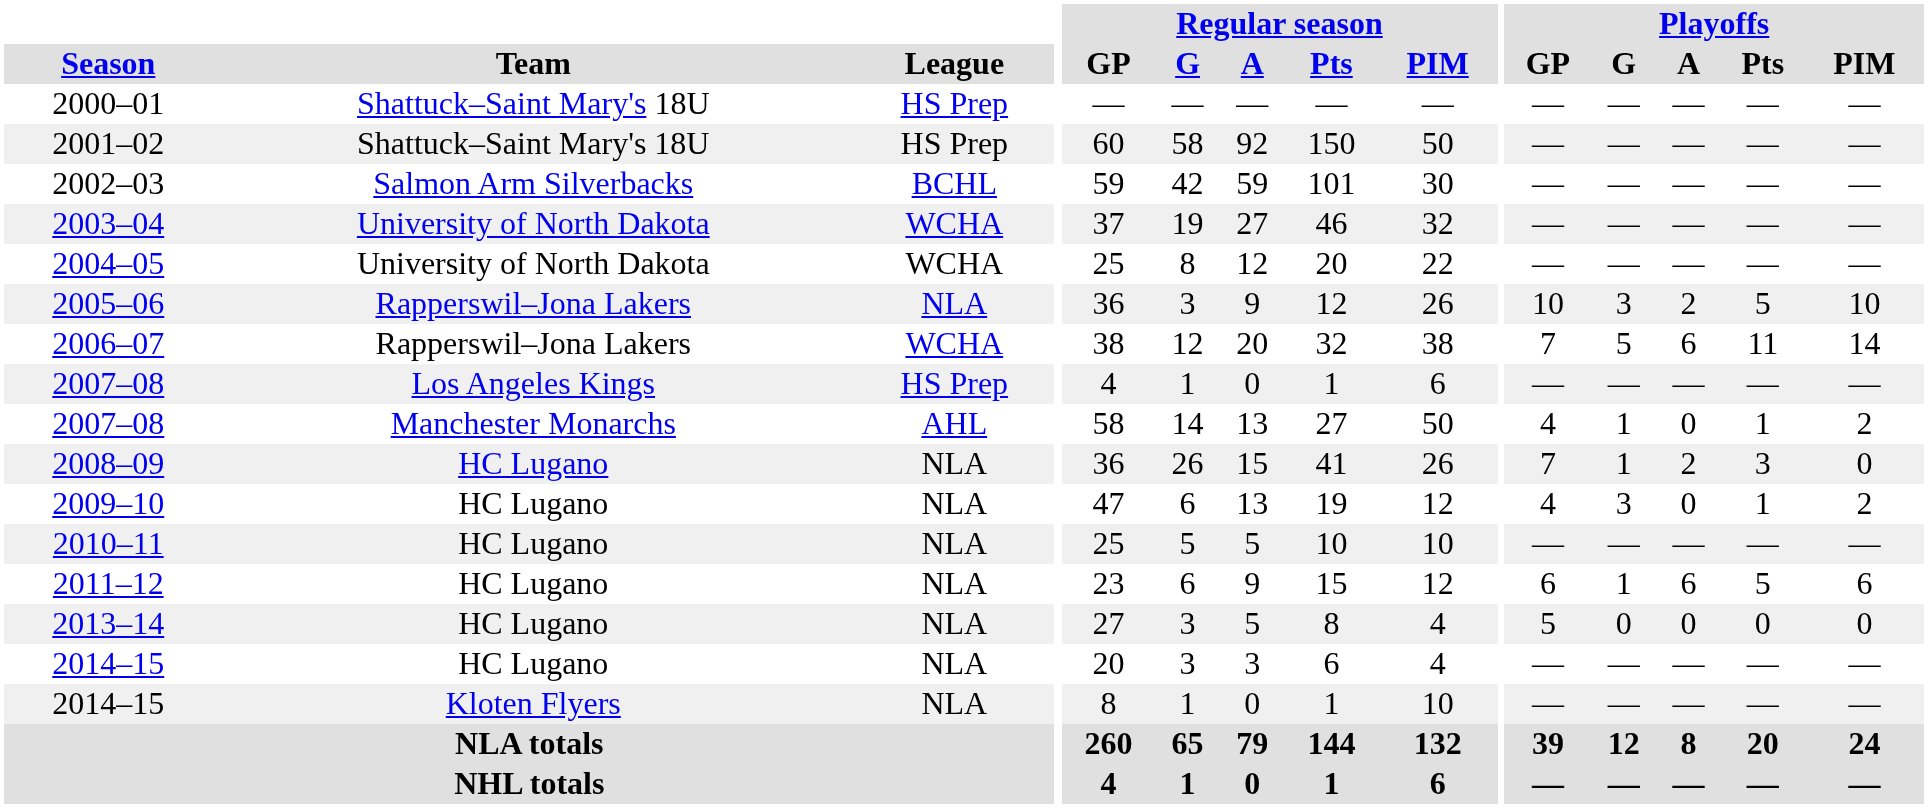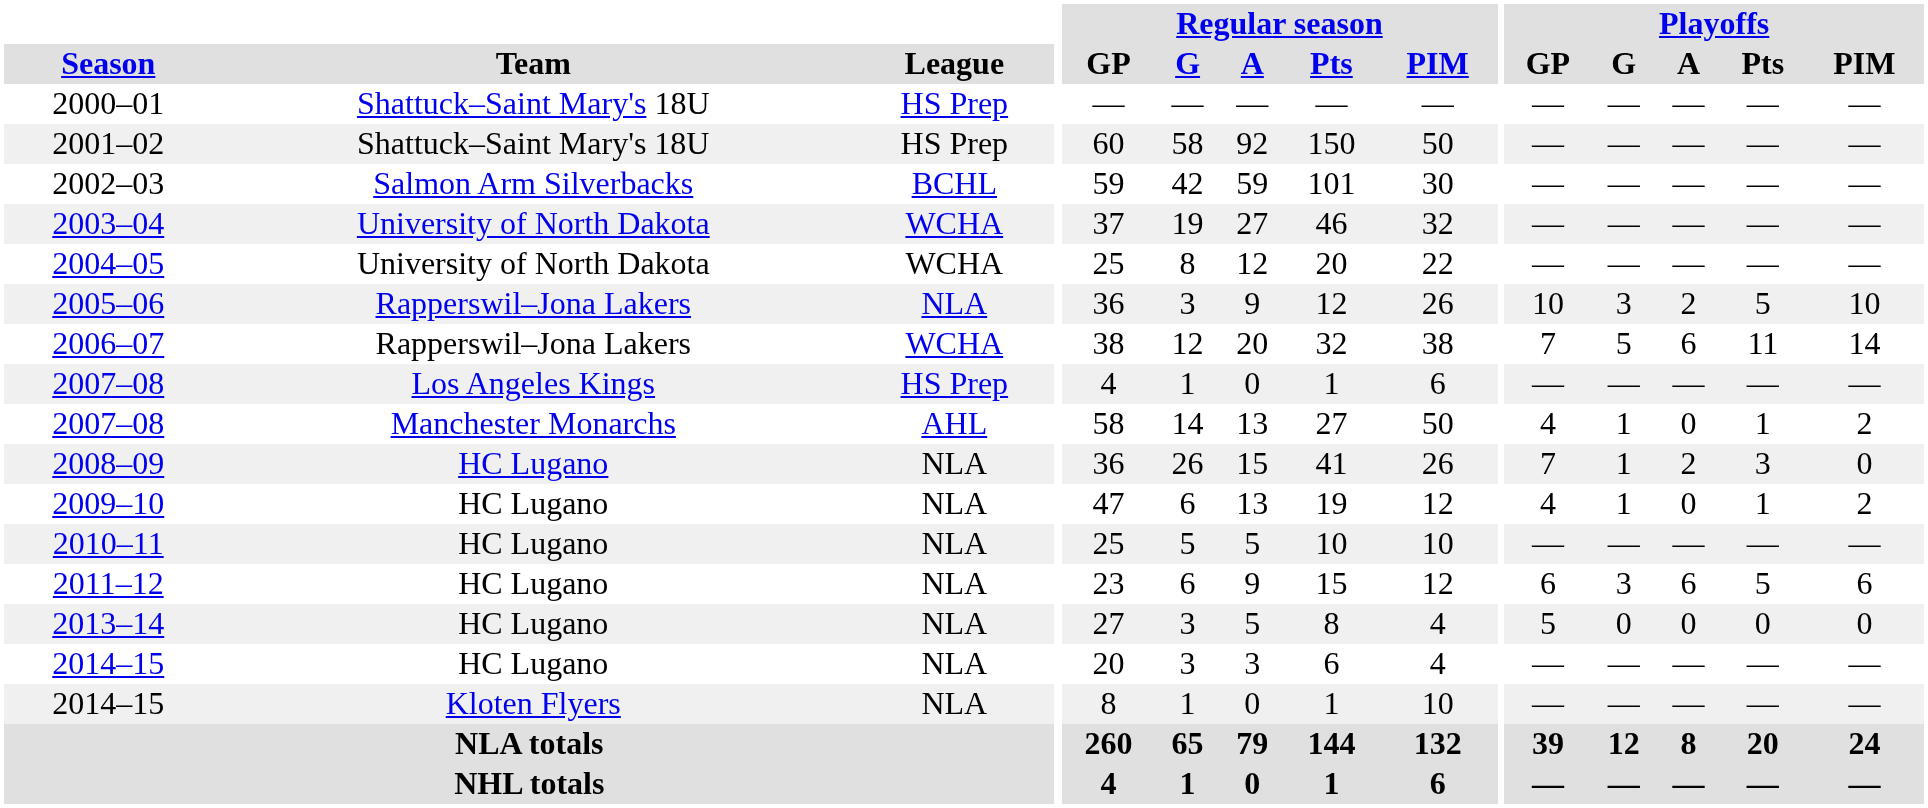(1624, 503) 3 -> (1624, 503) 1
(1624, 583) 1 -> (1624, 583) 3
